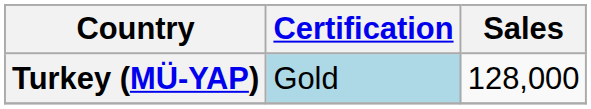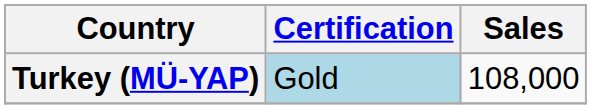(524, 77) 128,000 -> (524, 77) 108,000
